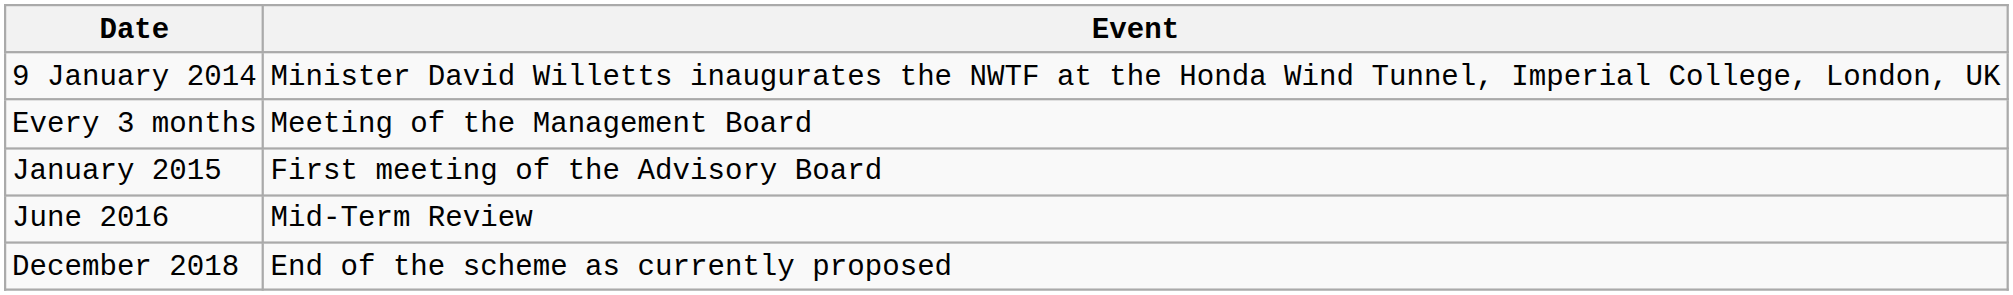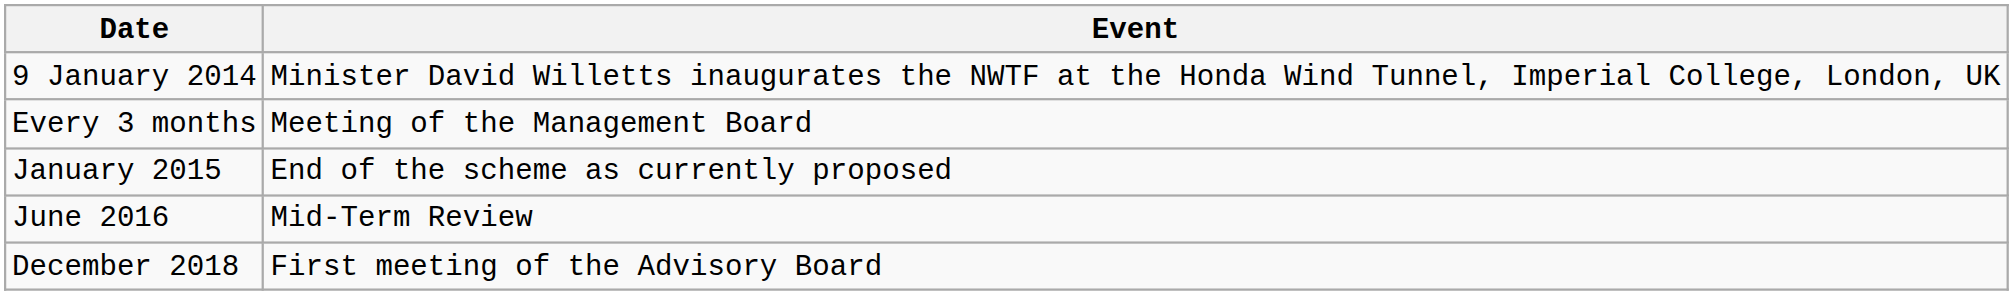(576, 171) First meeting of the Advisory Board -> (611, 171) End of the scheme as currently proposed
(611, 266) End of the scheme as currently proposed -> (576, 266) First meeting of the Advisory Board
